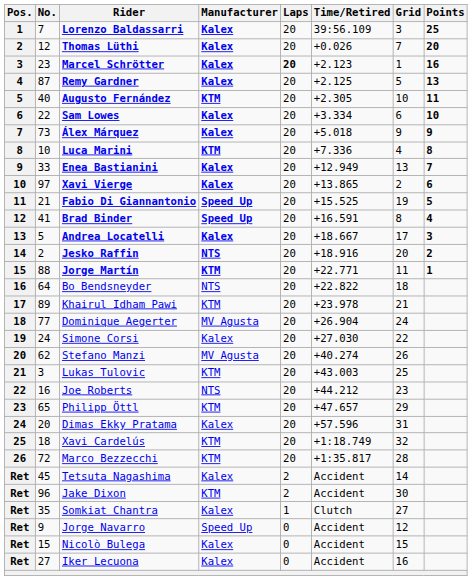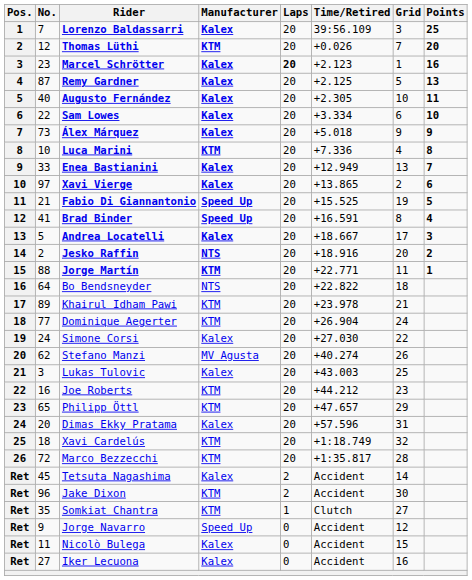(217, 48) Kalex -> (211, 48) KTM
(211, 99) KTM -> (217, 99) Kalex
(230, 322) MV Agusta -> (211, 322) KTM
(211, 373) KTM -> (217, 373) Kalex
(211, 391) NTS -> (211, 391) KTM
(217, 511) Kalex -> (211, 511) KTM
(44, 545) 15 -> (44, 545) 11
